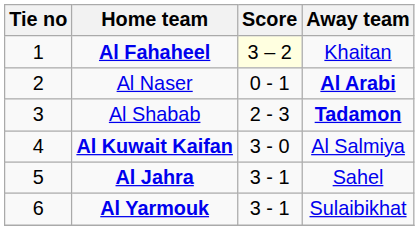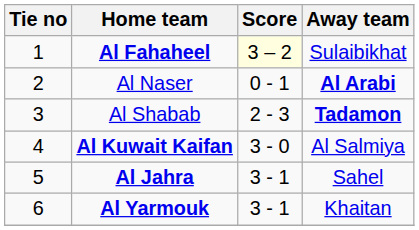(358, 51) Khaitan -> (358, 51) Sulaibikhat
(358, 209) Sulaibikhat -> (358, 209) Khaitan
